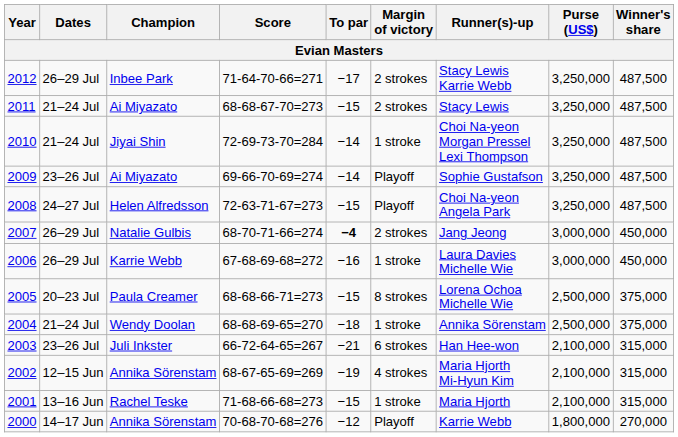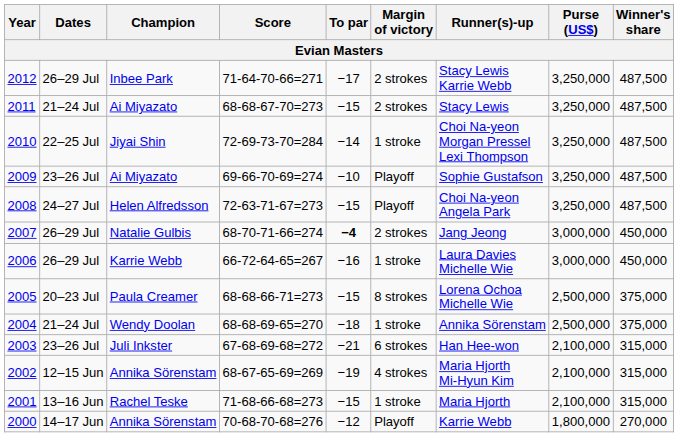(71, 142) 21–24 Jul -> (71, 142) 22–25 Jul
(349, 177) −14 -> (349, 177) −10
(273, 261) 67-68-69-68=272 -> (273, 261) 66-72-64-65=267
(273, 345) 66-72-64-65=267 -> (273, 345) 67-68-69-68=272
